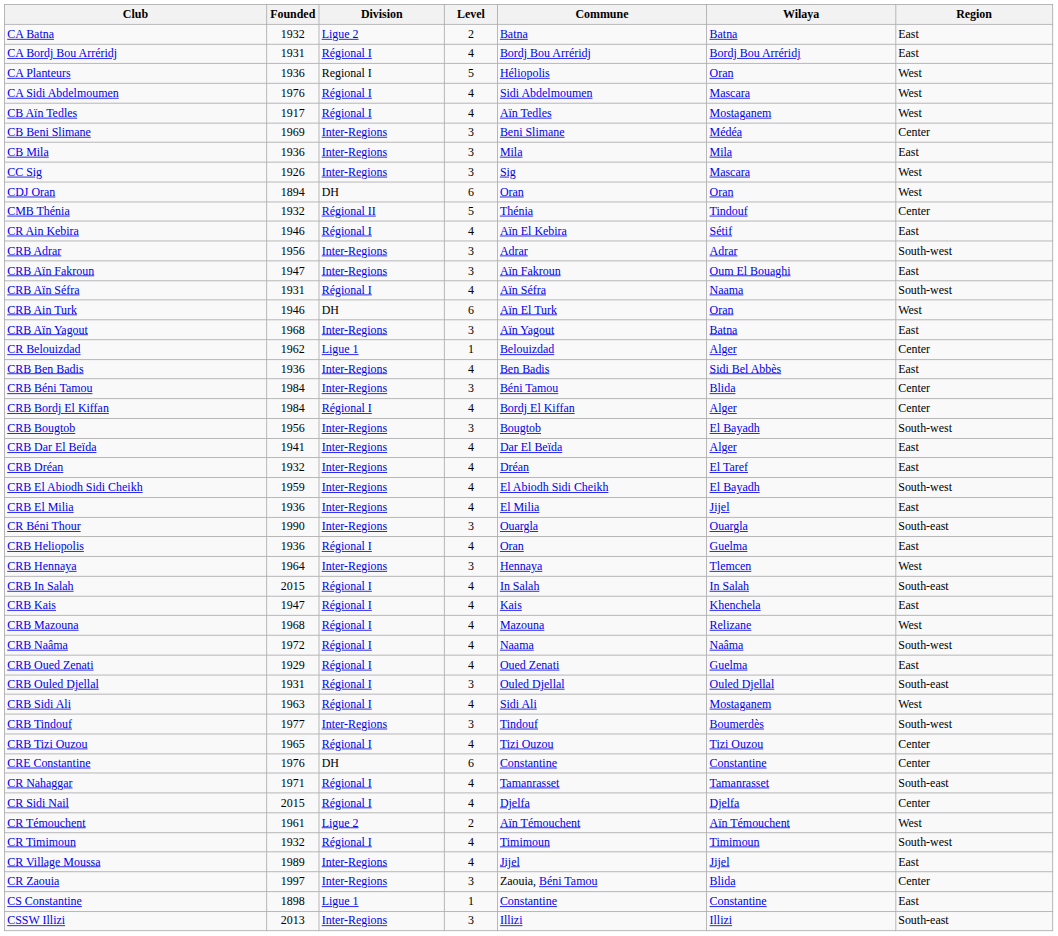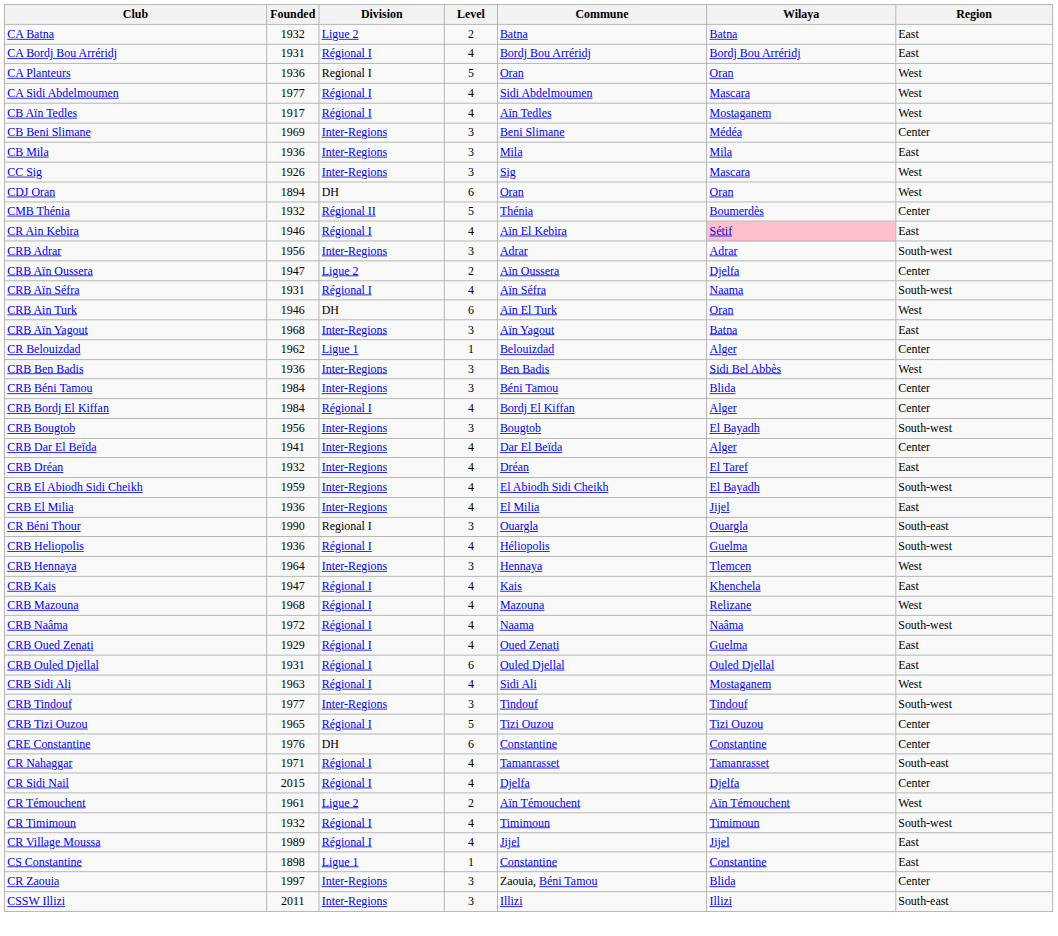(525, 73) Héliopolis -> (512, 73) Oran
(293, 93) 1976 -> (293, 93) 1977
(729, 211) Tindouf -> (737, 211) Boumerdès
(721, 231) no background -> (721, 231) pink background
- row: (51, 271)
+ row: (50, 271)
(471, 369) 4 -> (471, 369) 3
(909, 369) East -> (910, 369) West
(909, 448) East -> (914, 448) Center
(354, 527) Inter-Regions -> (347, 527) Regional I
(512, 546) Oran -> (525, 546) Héliopolis
(909, 546) East -> (925, 546) South-west
- row: (40, 586)
(471, 684) 3 -> (471, 665) 6
(923, 684) South-east -> (909, 665) East
(737, 724) Boumerdès -> (729, 704) Tindouf
(471, 744) 4 -> (471, 724) 5
(354, 862) Inter-Regions -> (347, 842) Régional I
rows swapped: (33, 882) <-> (45, 901)
(293, 921) 2013 -> (293, 901) 2011
